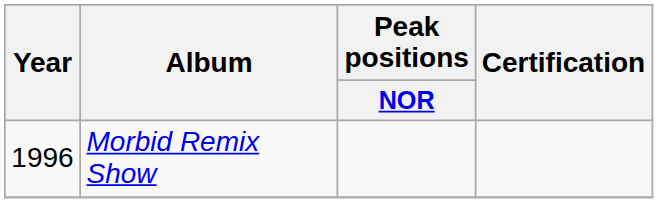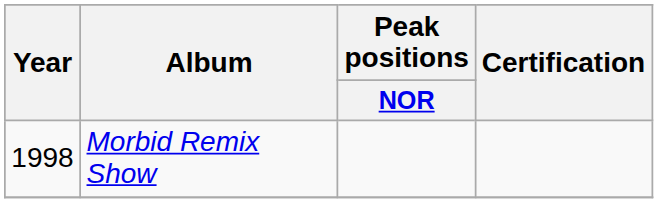(42, 158) 1996 -> (42, 158) 1998
